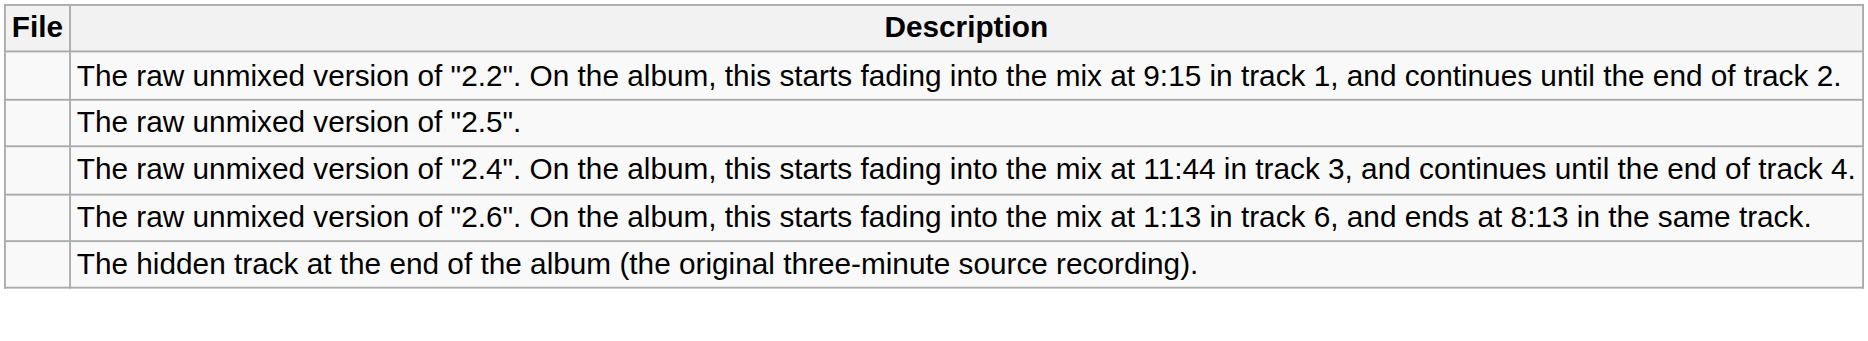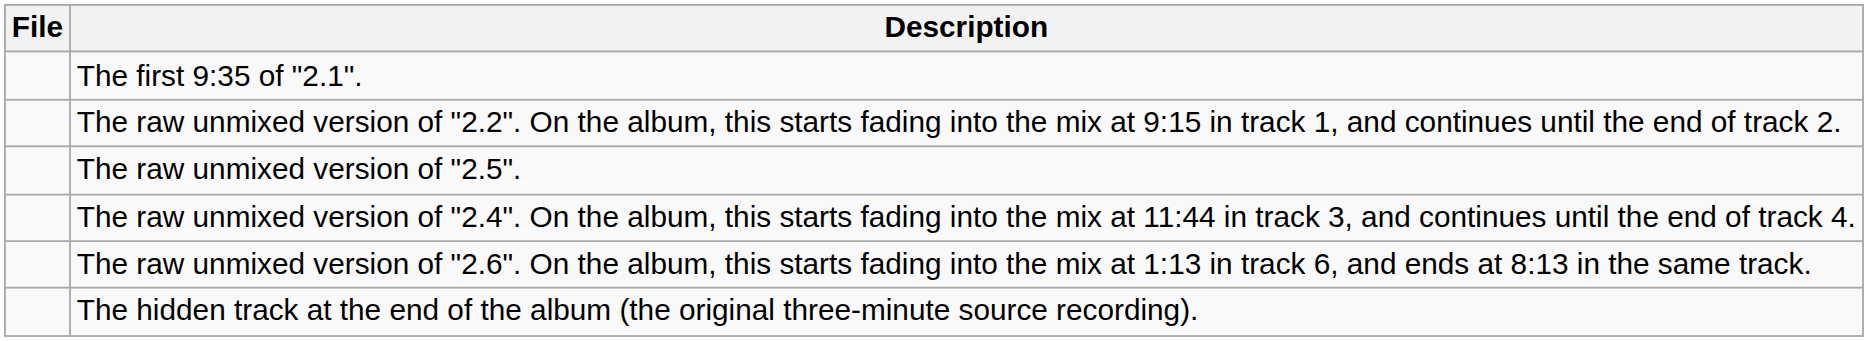+ row: (220, 75)
